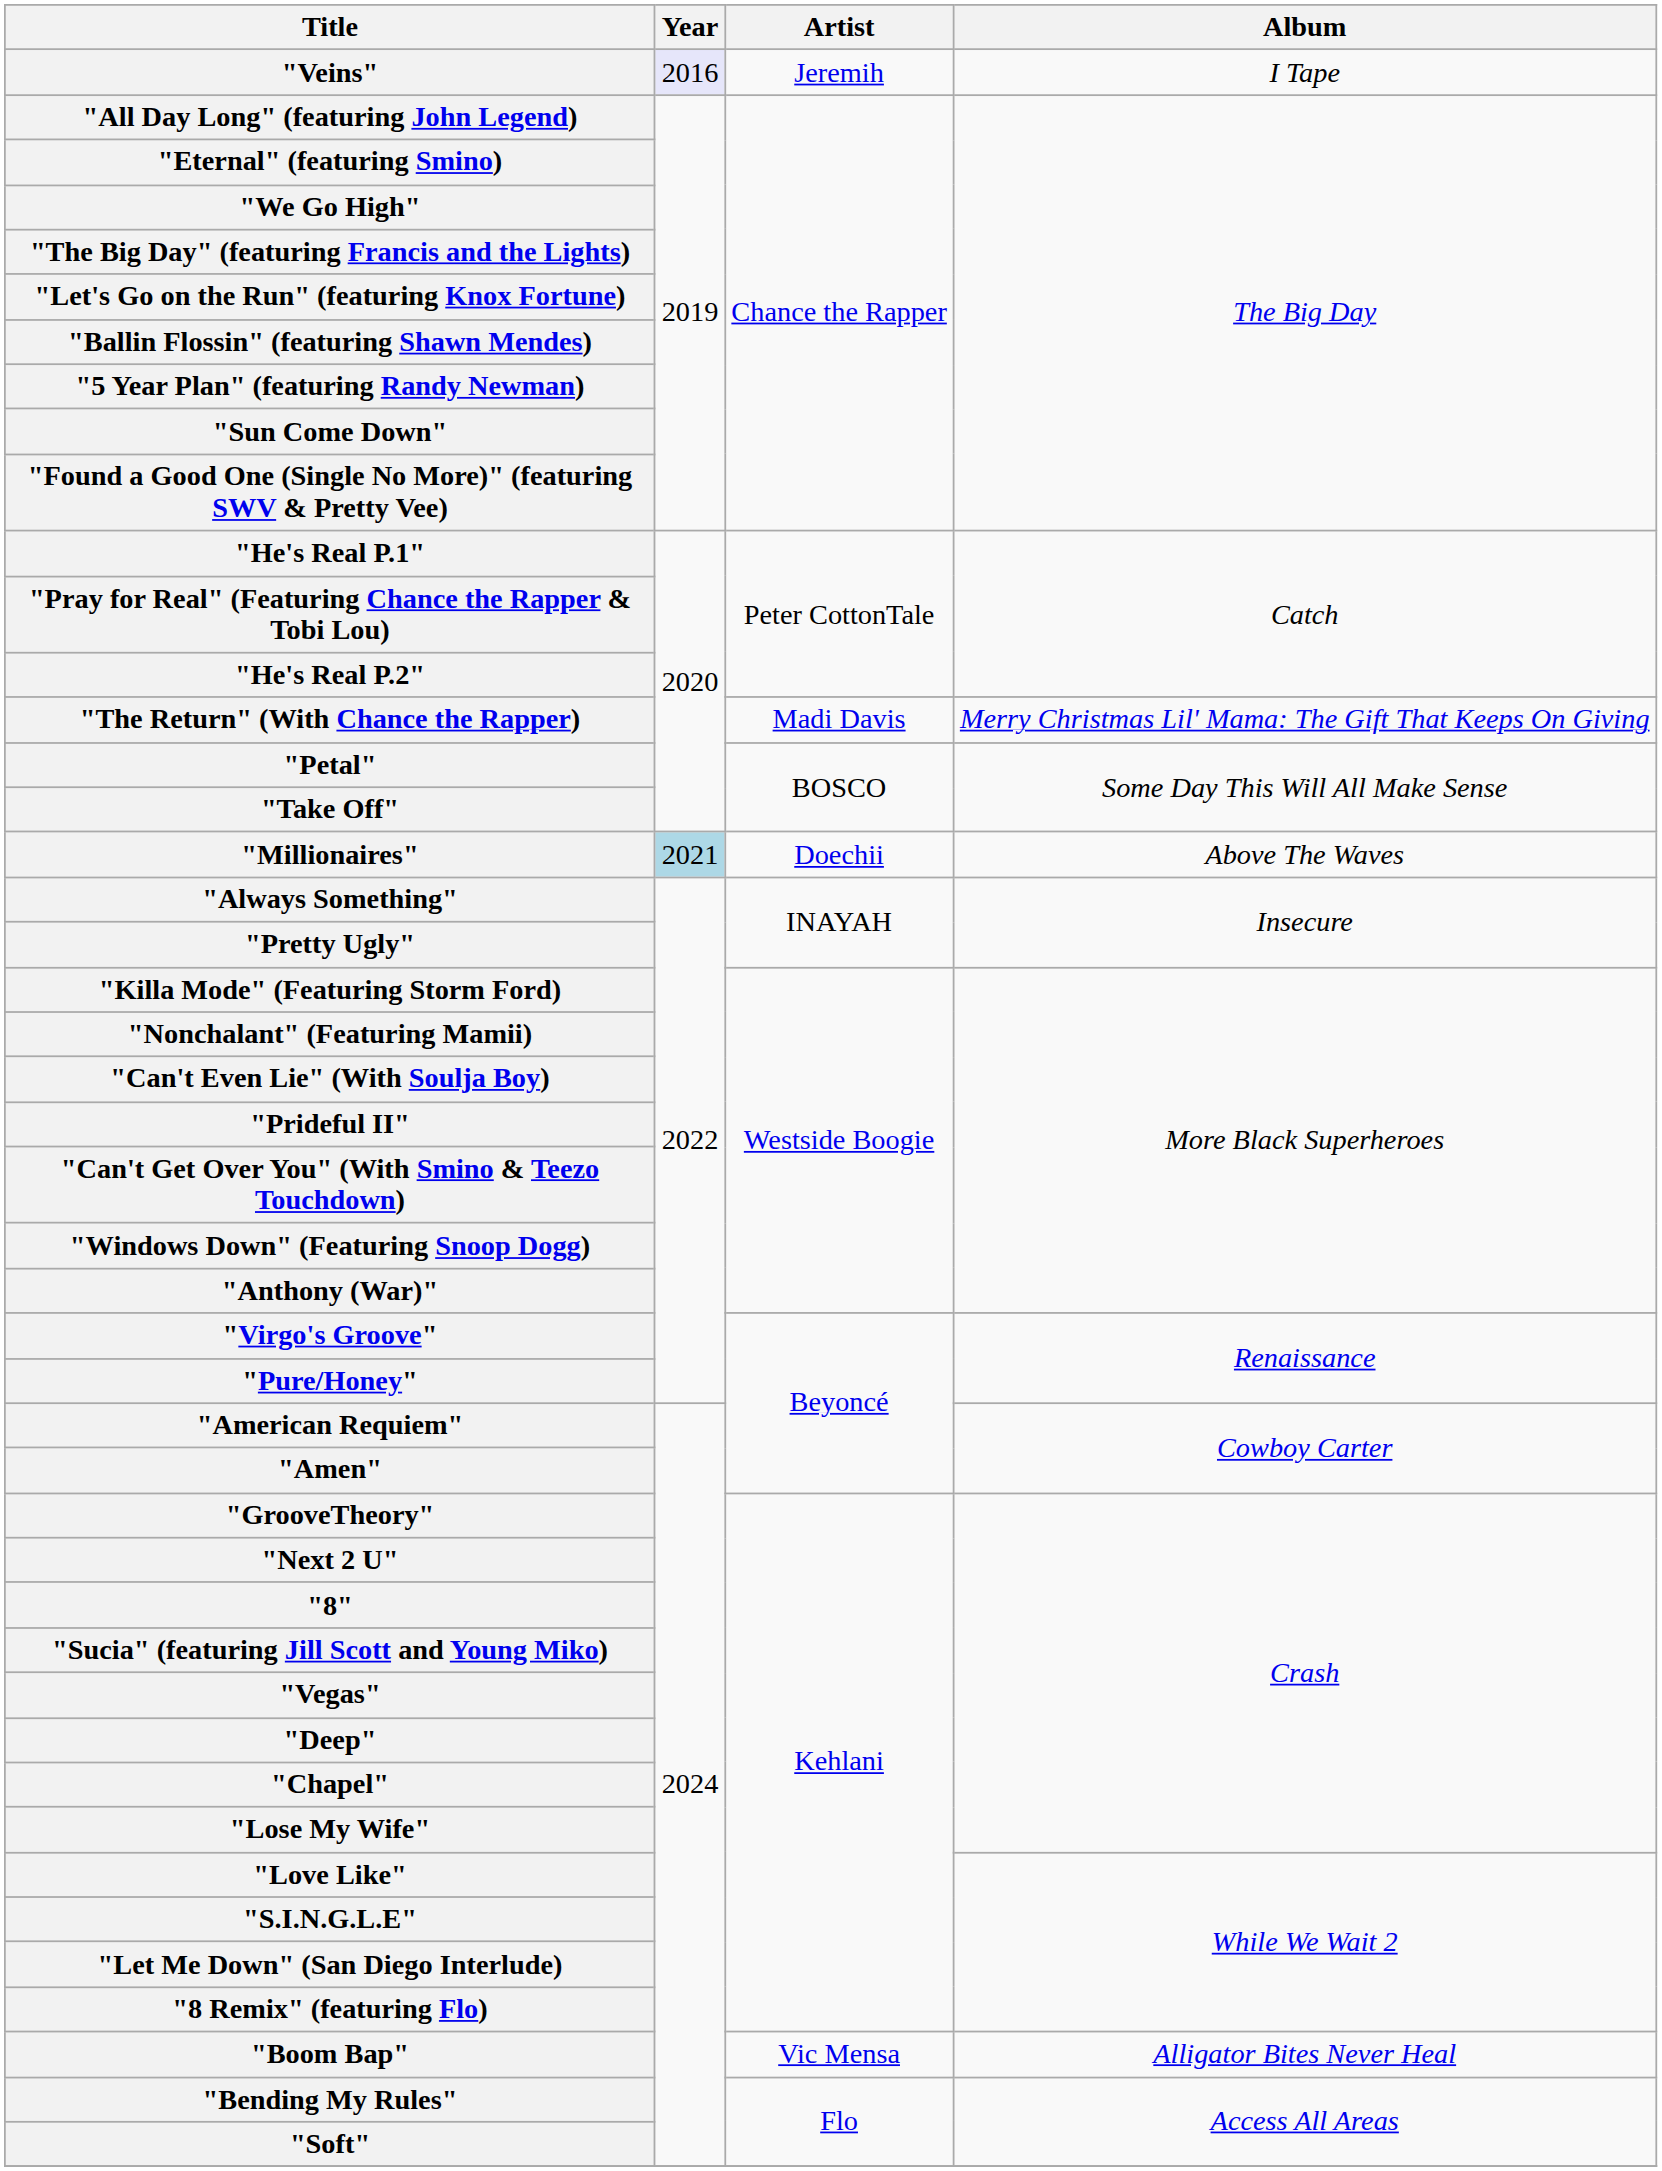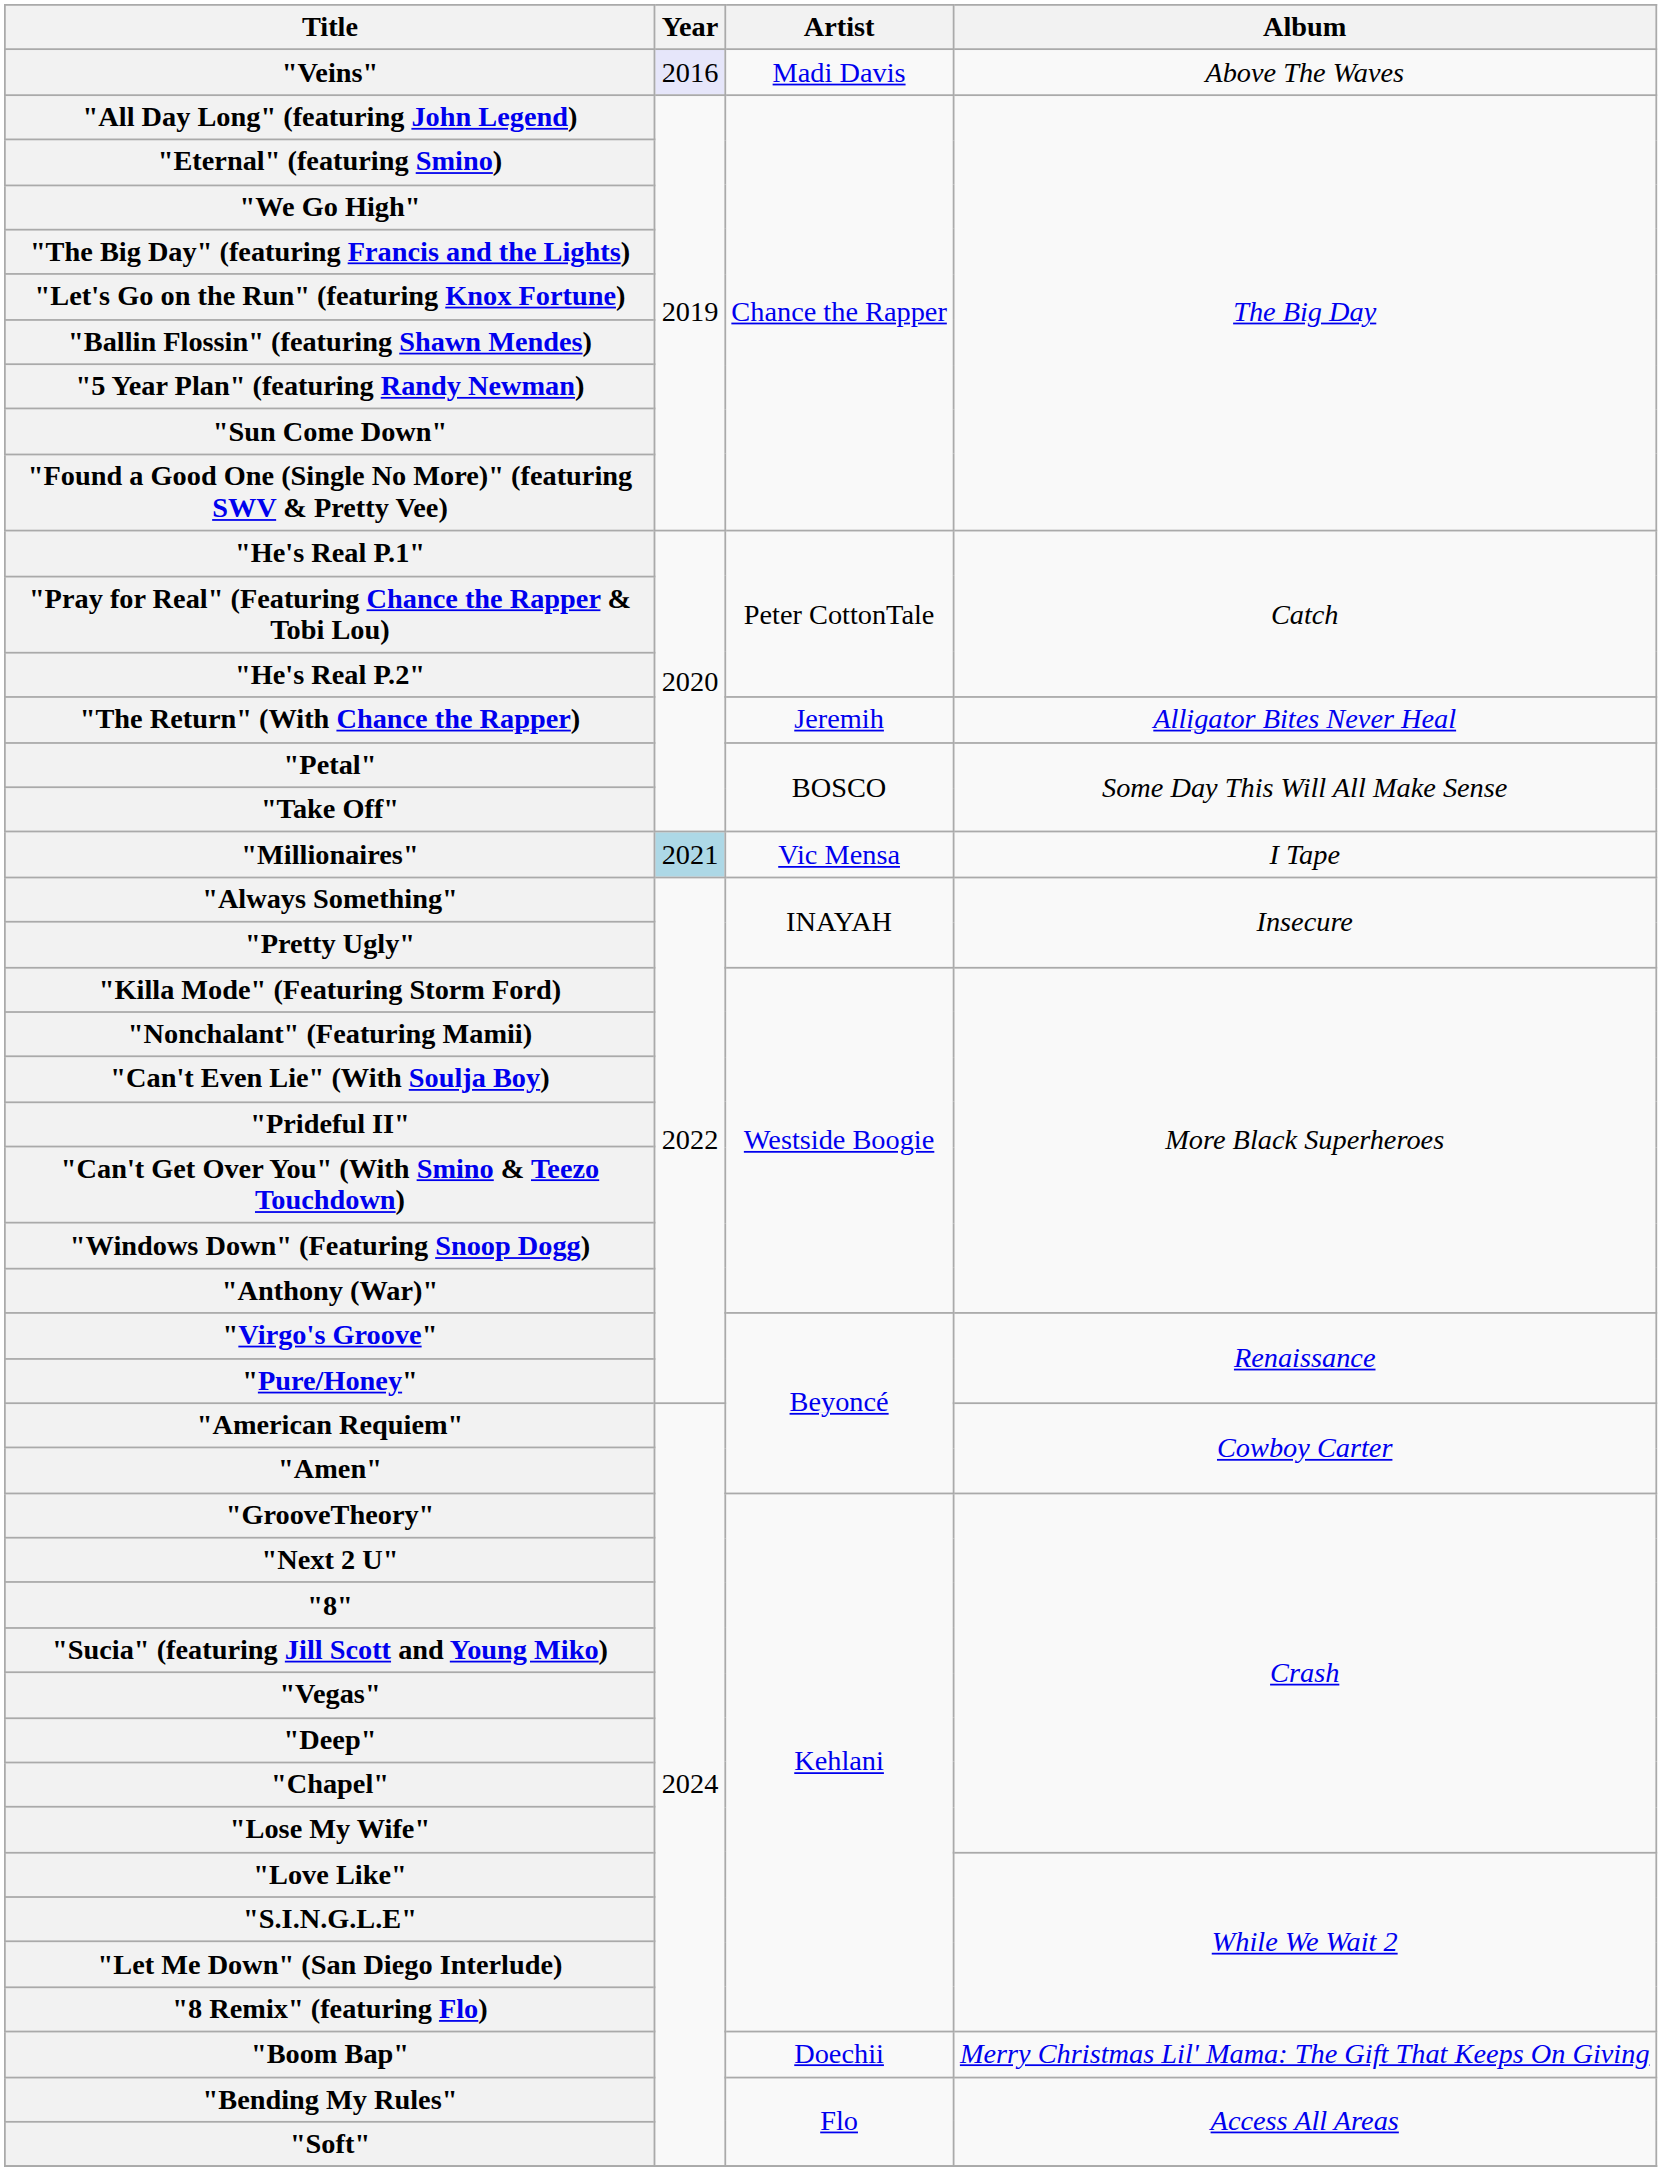(839, 71) Jeremih -> (839, 71) Madi Davis
(1305, 71) I Tape -> (1305, 71) Above The Waves
(839, 719) Madi Davis -> (839, 719) Jeremih
(1305, 719) Merry Christmas Lil' Mama: The Gift That Keeps On Giving -> (1305, 719) Alligator Bites Never Heal
(839, 854) Doechii -> (839, 854) Vic Mensa
(1305, 854) Above The Waves -> (1305, 854) I Tape
(839, 2053) Vic Mensa -> (839, 2053) Doechii
(1305, 2053) Alligator Bites Never Heal -> (1305, 2053) Merry Christmas Lil' Mama: The Gift That Keeps On Giving
